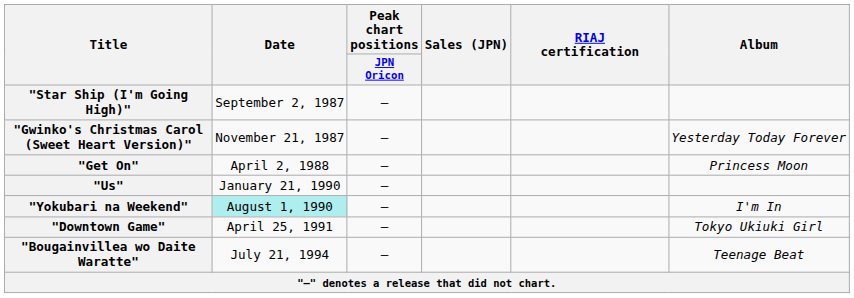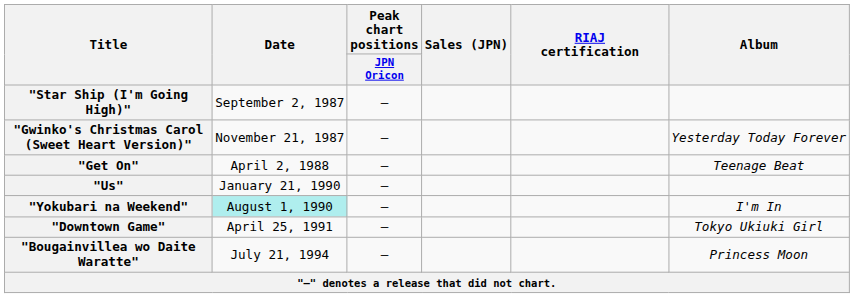(759, 165) Princess Moon -> (759, 165) Teenage Beat
(759, 255) Teenage Beat -> (759, 255) Princess Moon
